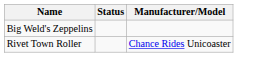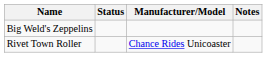+ column: (247, 12)
